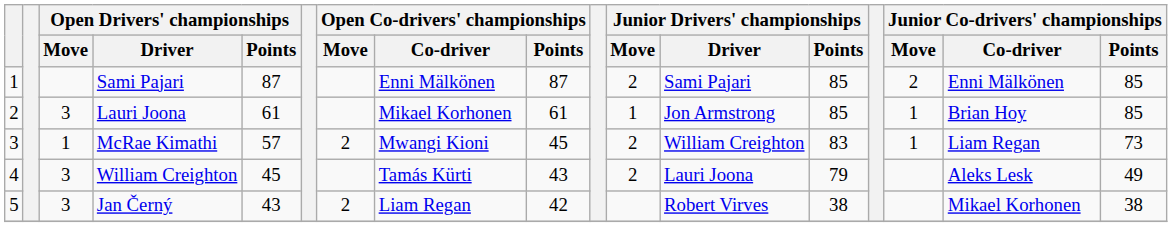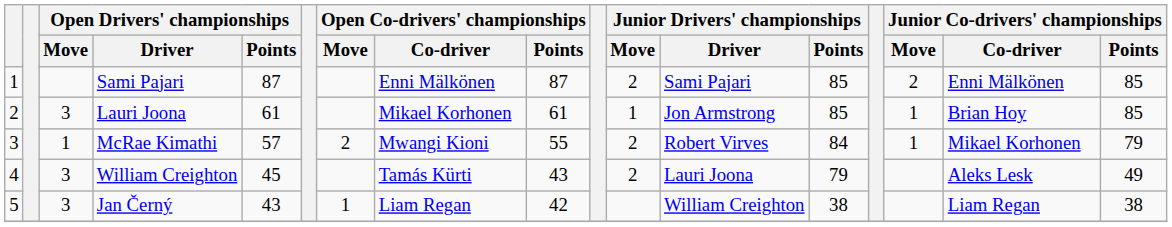(558, 143) 45 -> (558, 143) 55
(734, 143) William Creighton -> (716, 143) Robert Virves
(838, 143) 83 -> (838, 143) 84
(994, 143) Liam Regan -> (1014, 143) Mikael Korhonen
(1134, 143) 73 -> (1134, 143) 79
(345, 205) 2 -> (345, 205) 1
(716, 205) Robert Virves -> (734, 205) William Creighton
(1014, 205) Mikael Korhonen -> (994, 205) Liam Regan
